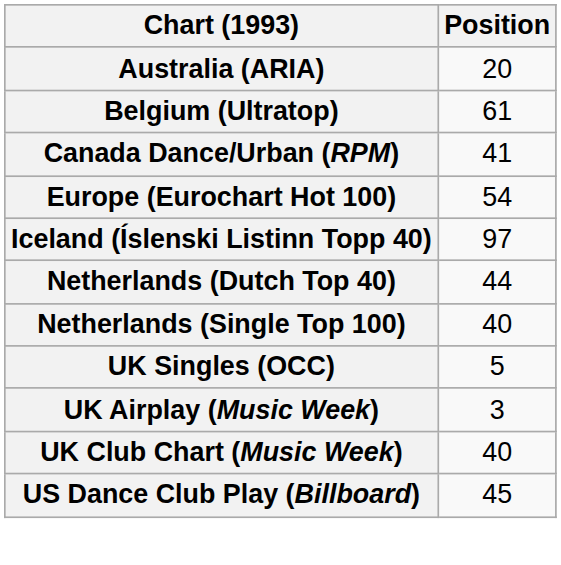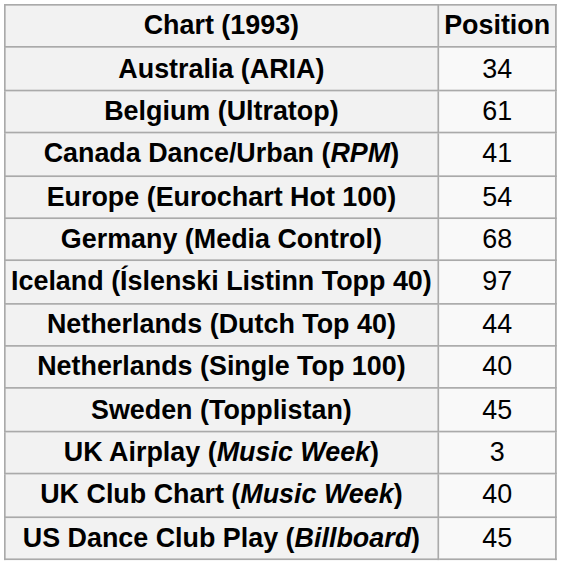(497, 68) 20 -> (497, 68) 34
+ row: (221, 238)
+ row: (221, 409)
- row: (221, 366)
